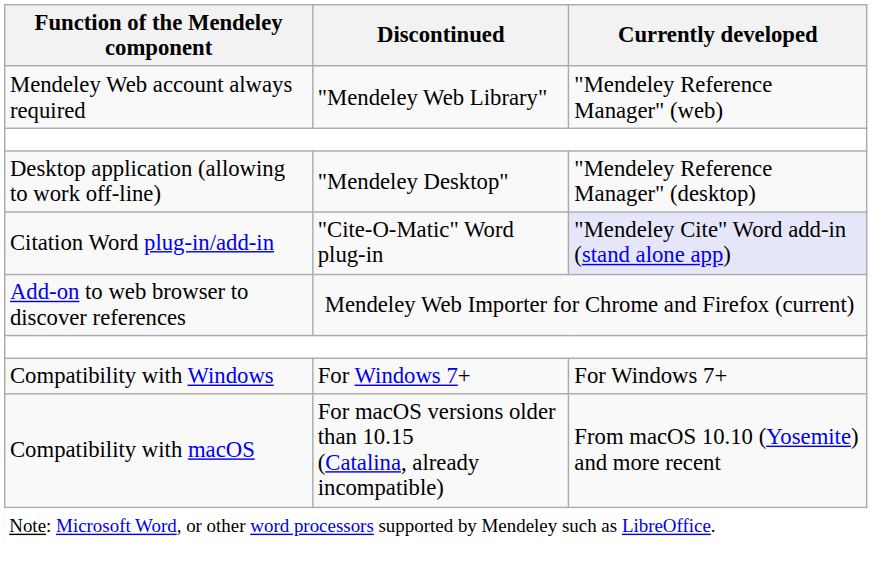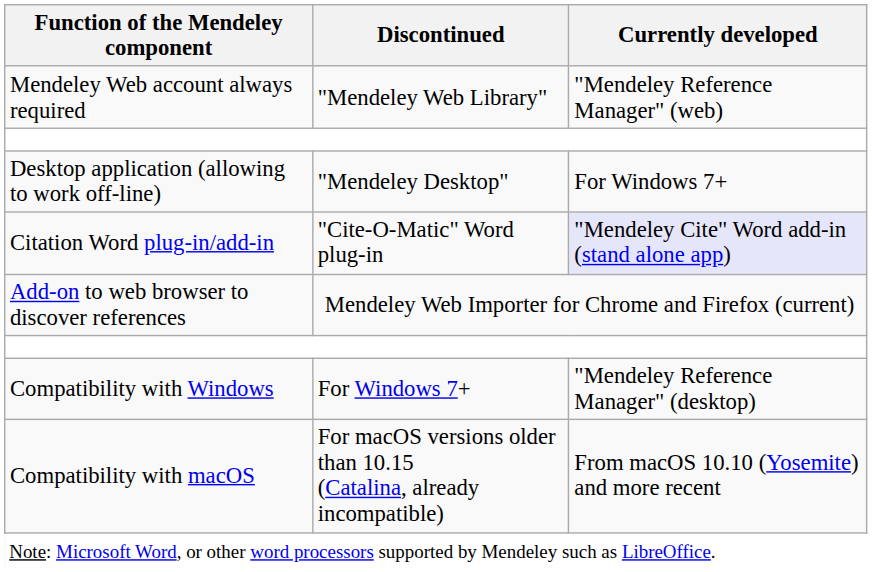(673, 181) "Mendeley Reference Manager" (desktop) -> (651, 181) For Windows 7+
(651, 375) For Windows 7+ -> (673, 388) "Mendeley Reference Manager" (desktop)
